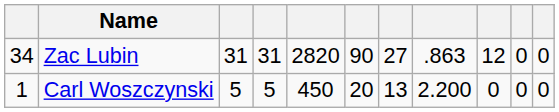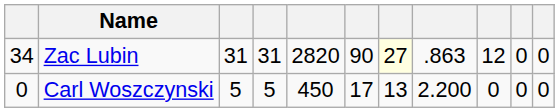(396, 55) no background -> (396, 55) lightyellow background
(22, 90) 1 -> (22, 90) 0
(362, 90) 20 -> (362, 90) 17
